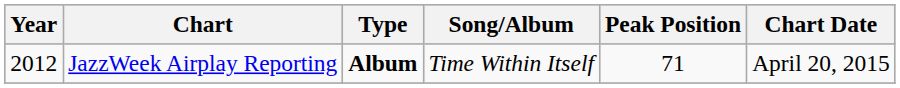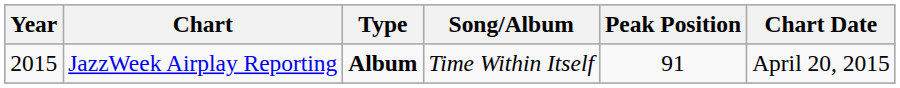(34, 62) 2012 -> (34, 62) 2015
(673, 62) 71 -> (673, 62) 91
